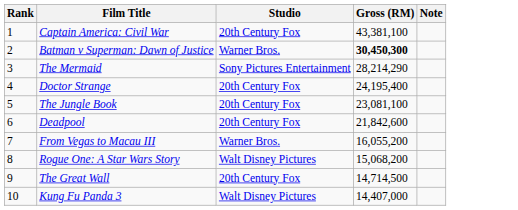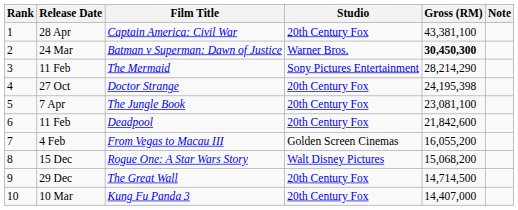+ column: (71, 13)
(382, 86) 24,195,400 -> (450, 86) 24,195,398
(249, 141) Warner Bros. -> (343, 141) Golden Screen Cinemas
(267, 196) Walt Disney Pictures -> (328, 196) 20th Century Fox
